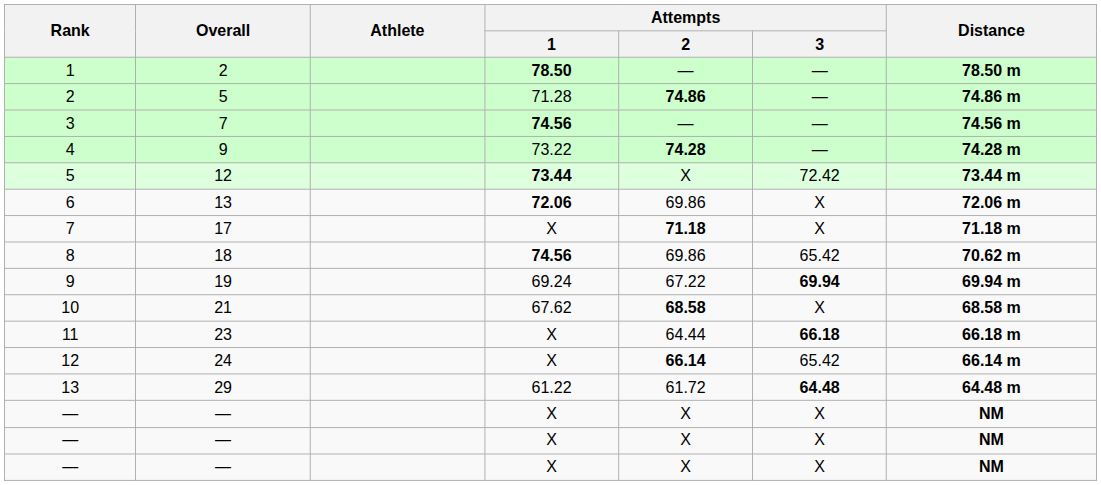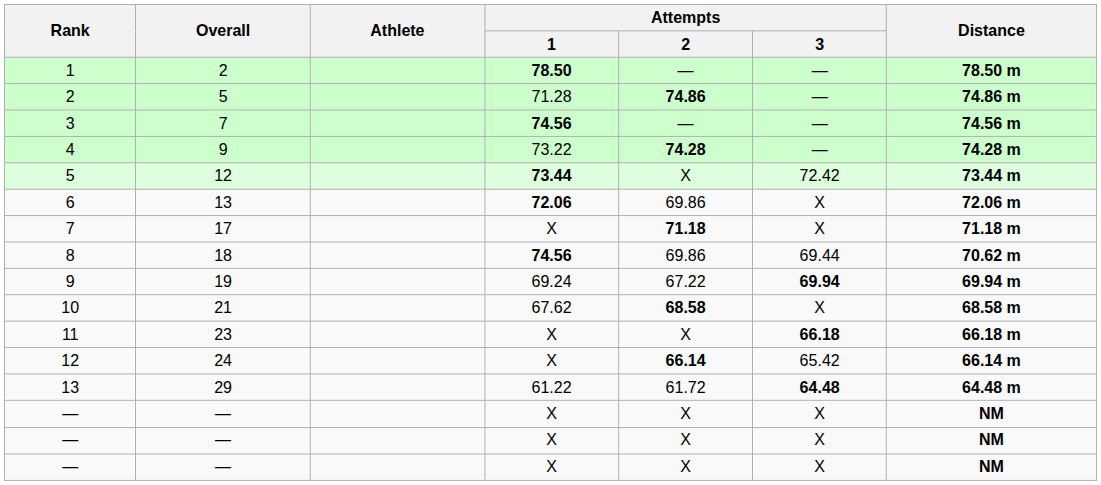(820, 255) 65.42 -> (820, 255) 69.44
(686, 334) 64.44 -> (686, 334) X
